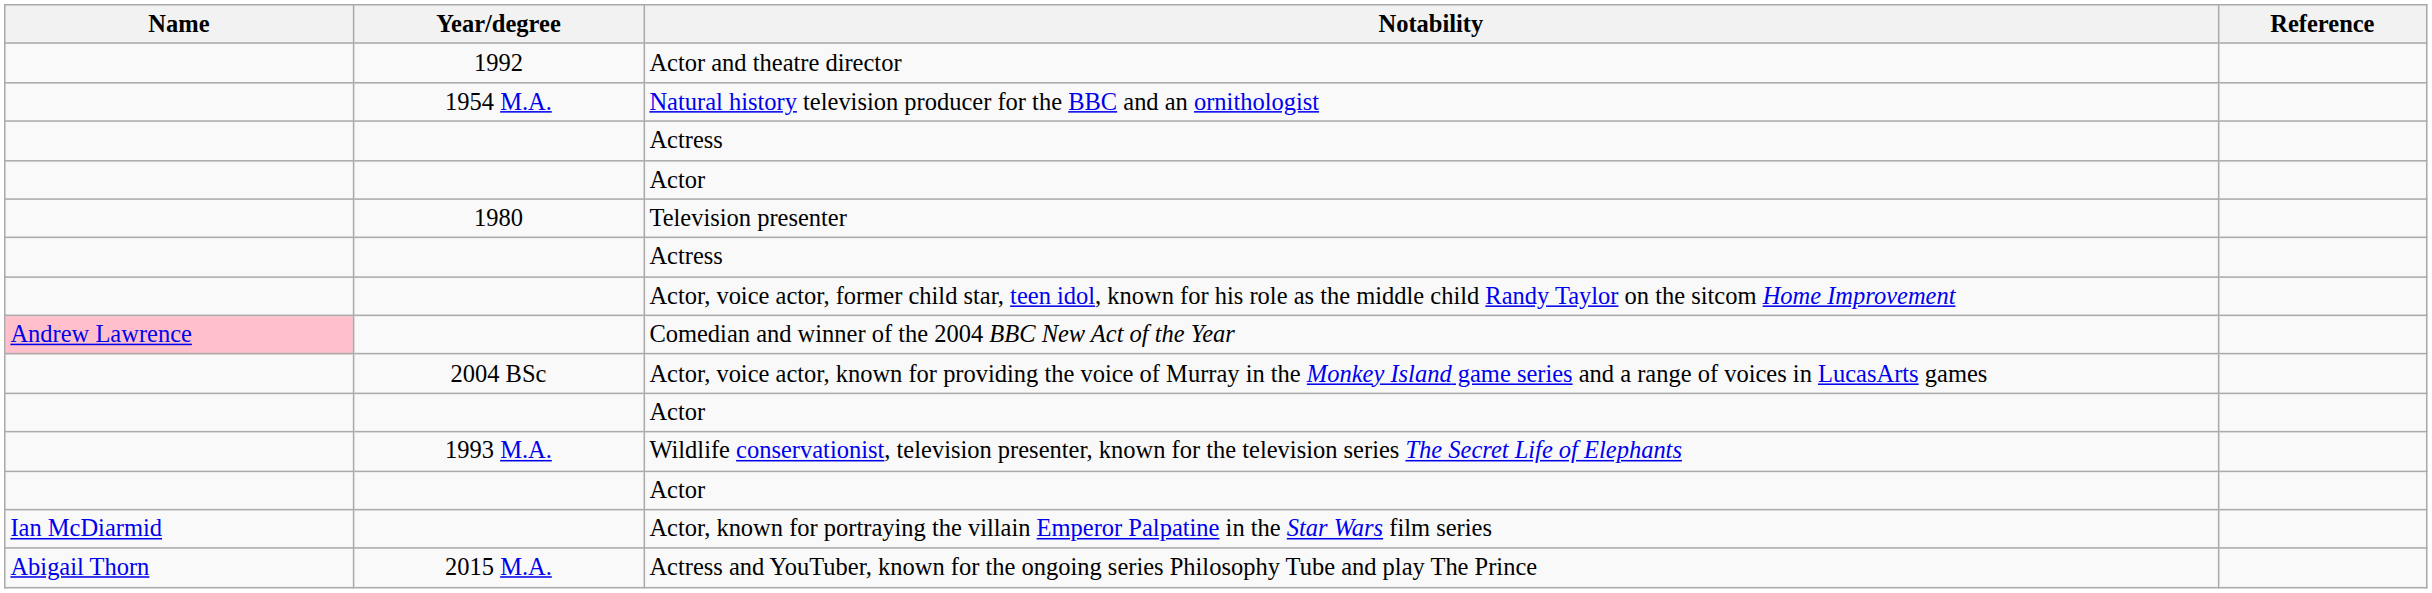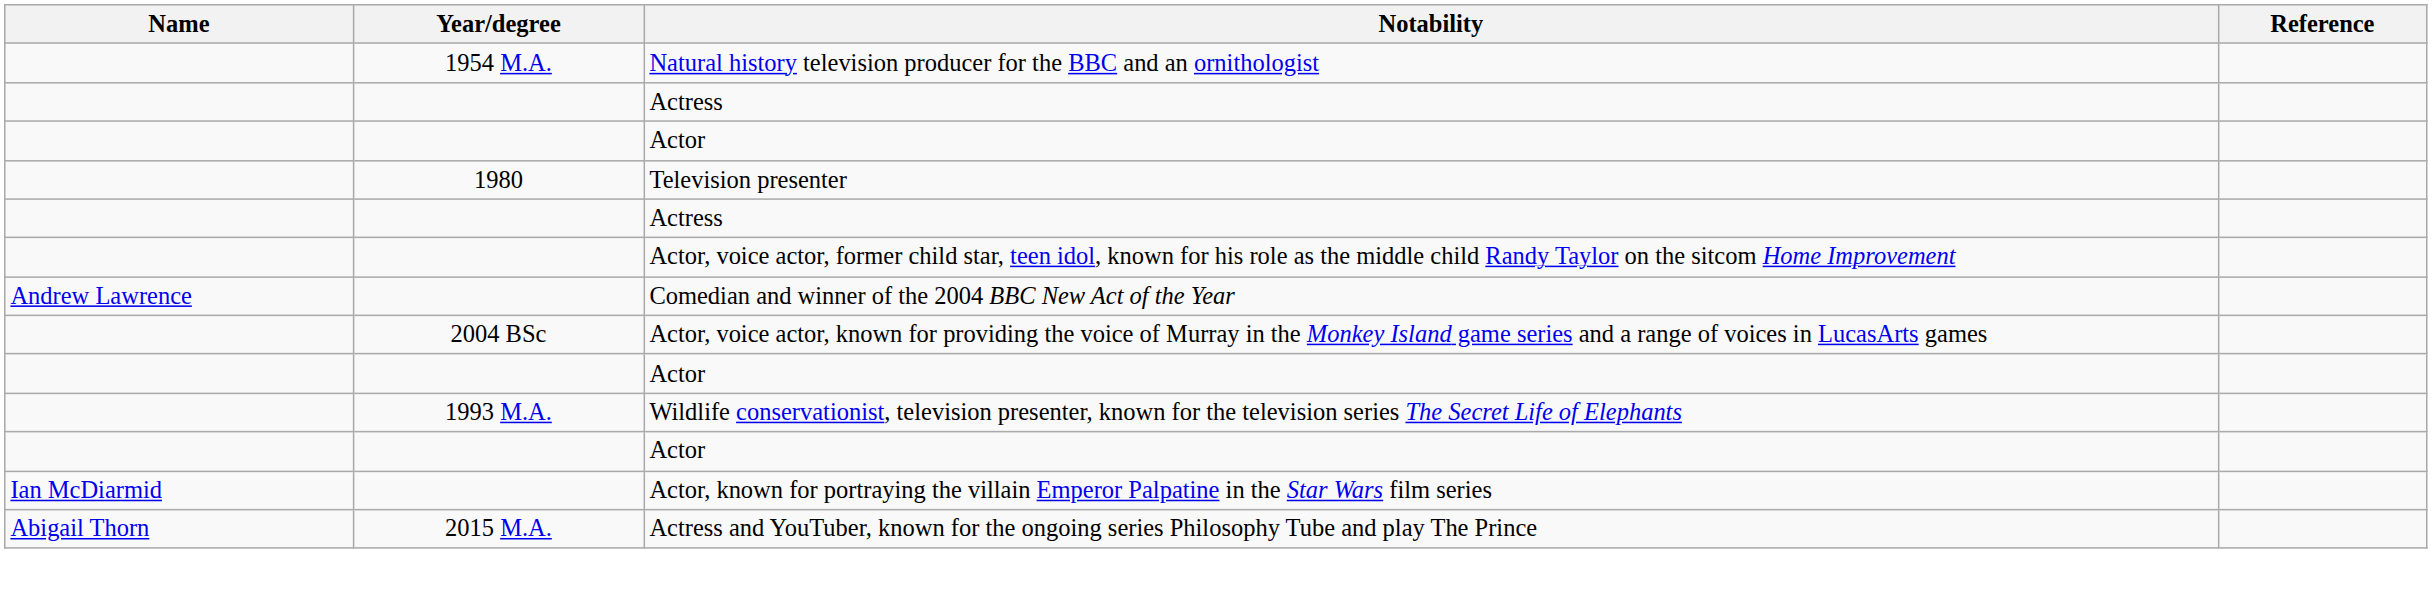- row: (498, 62)
(101, 334) pink background -> (101, 295) no background
